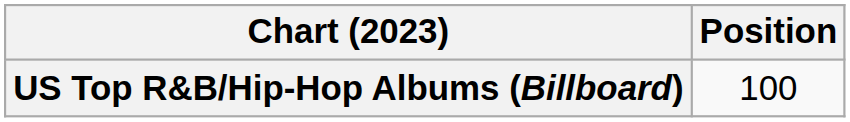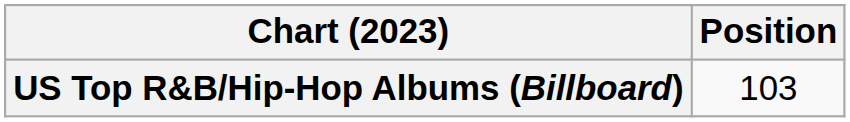(768, 87) 100 -> (768, 87) 103
